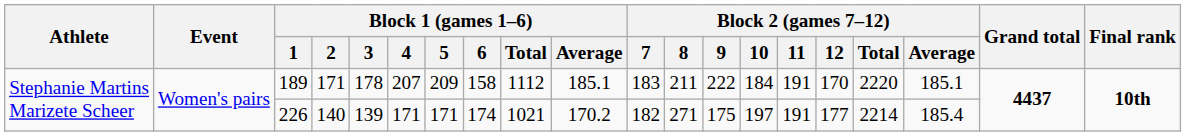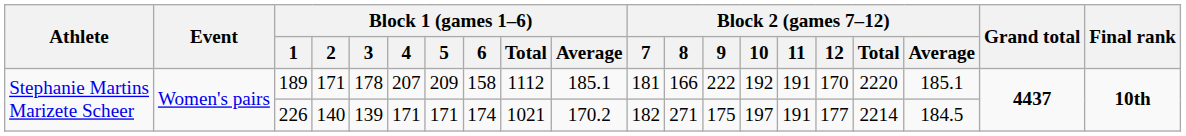(646, 83) 183 -> (646, 83) 181
(684, 83) 211 -> (684, 83) 166
(759, 83) 184 -> (759, 83) 192
(942, 115) 185.4 -> (942, 115) 184.5
